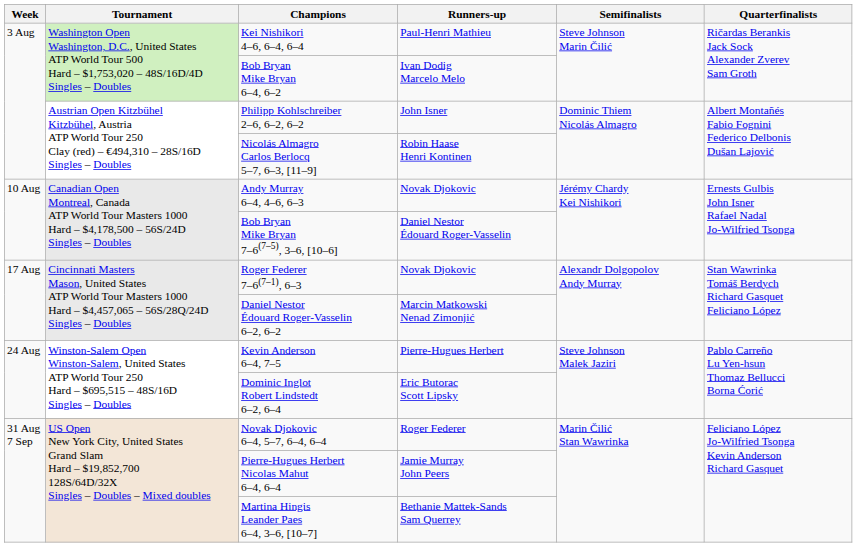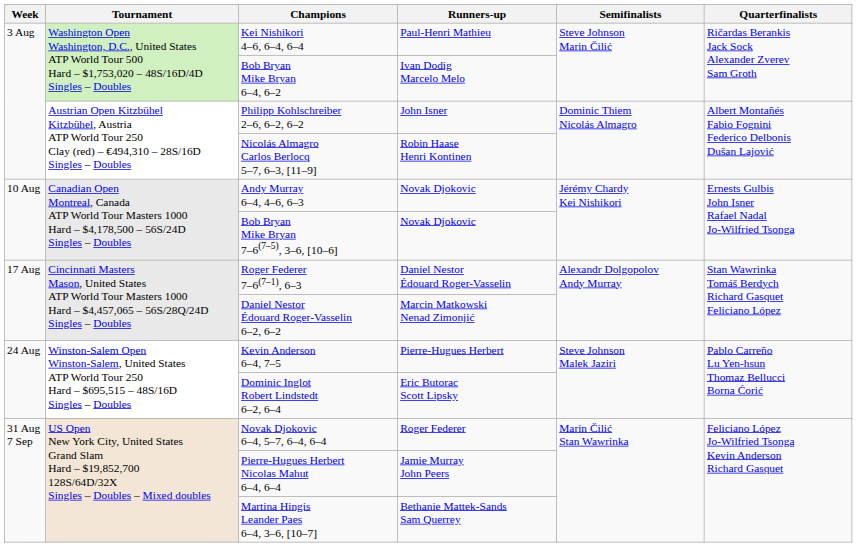(456, 228) Daniel Nestor Édouard Roger-Vasselin -> (438, 221) Novak Djokovic
(438, 269) Novak Djokovic -> (456, 276) Daniel Nestor Édouard Roger-Vasselin
